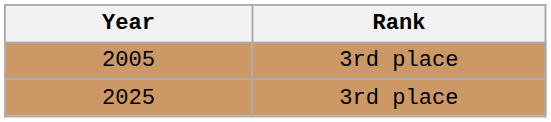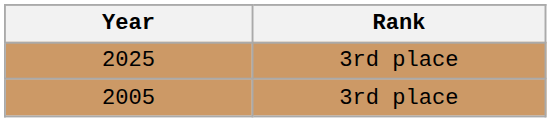rows swapped: (128, 60) <-> (128, 98)
